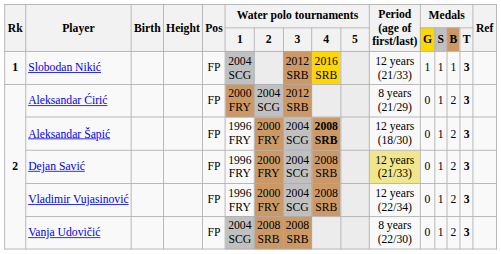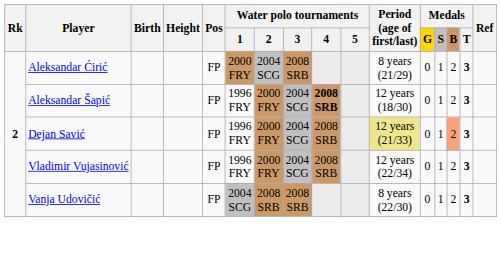- row: (65, 68)
(297, 101) 2012 SRB -> (297, 68) 2008 SRB
(453, 167) no background -> (453, 134) lightsalmon background
